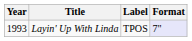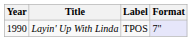(17, 28) 1993 -> (17, 28) 1990
